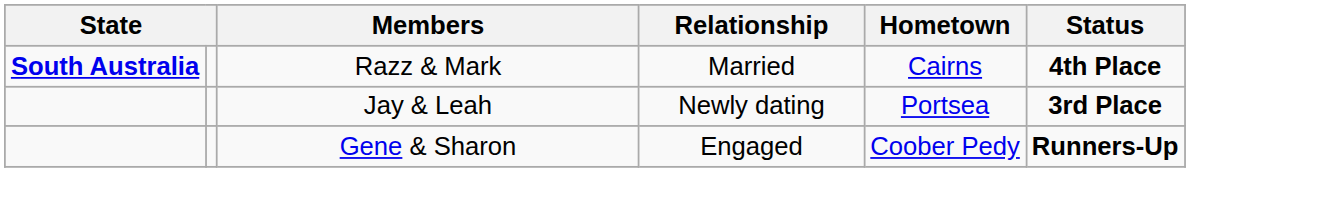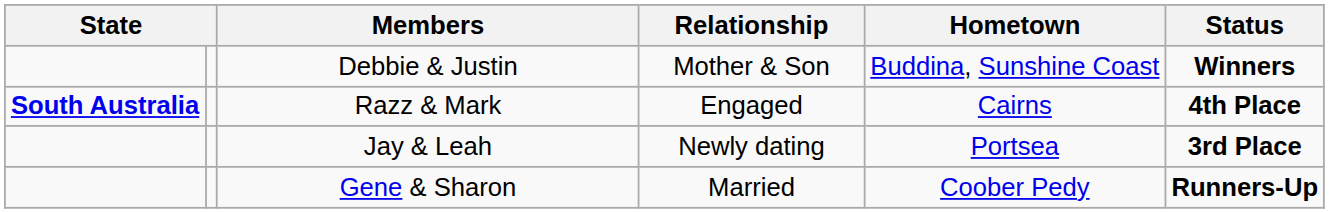+ row: (428, 66)
(751, 66) Married -> (751, 107) Engaged
(751, 147) Engaged -> (751, 188) Married
